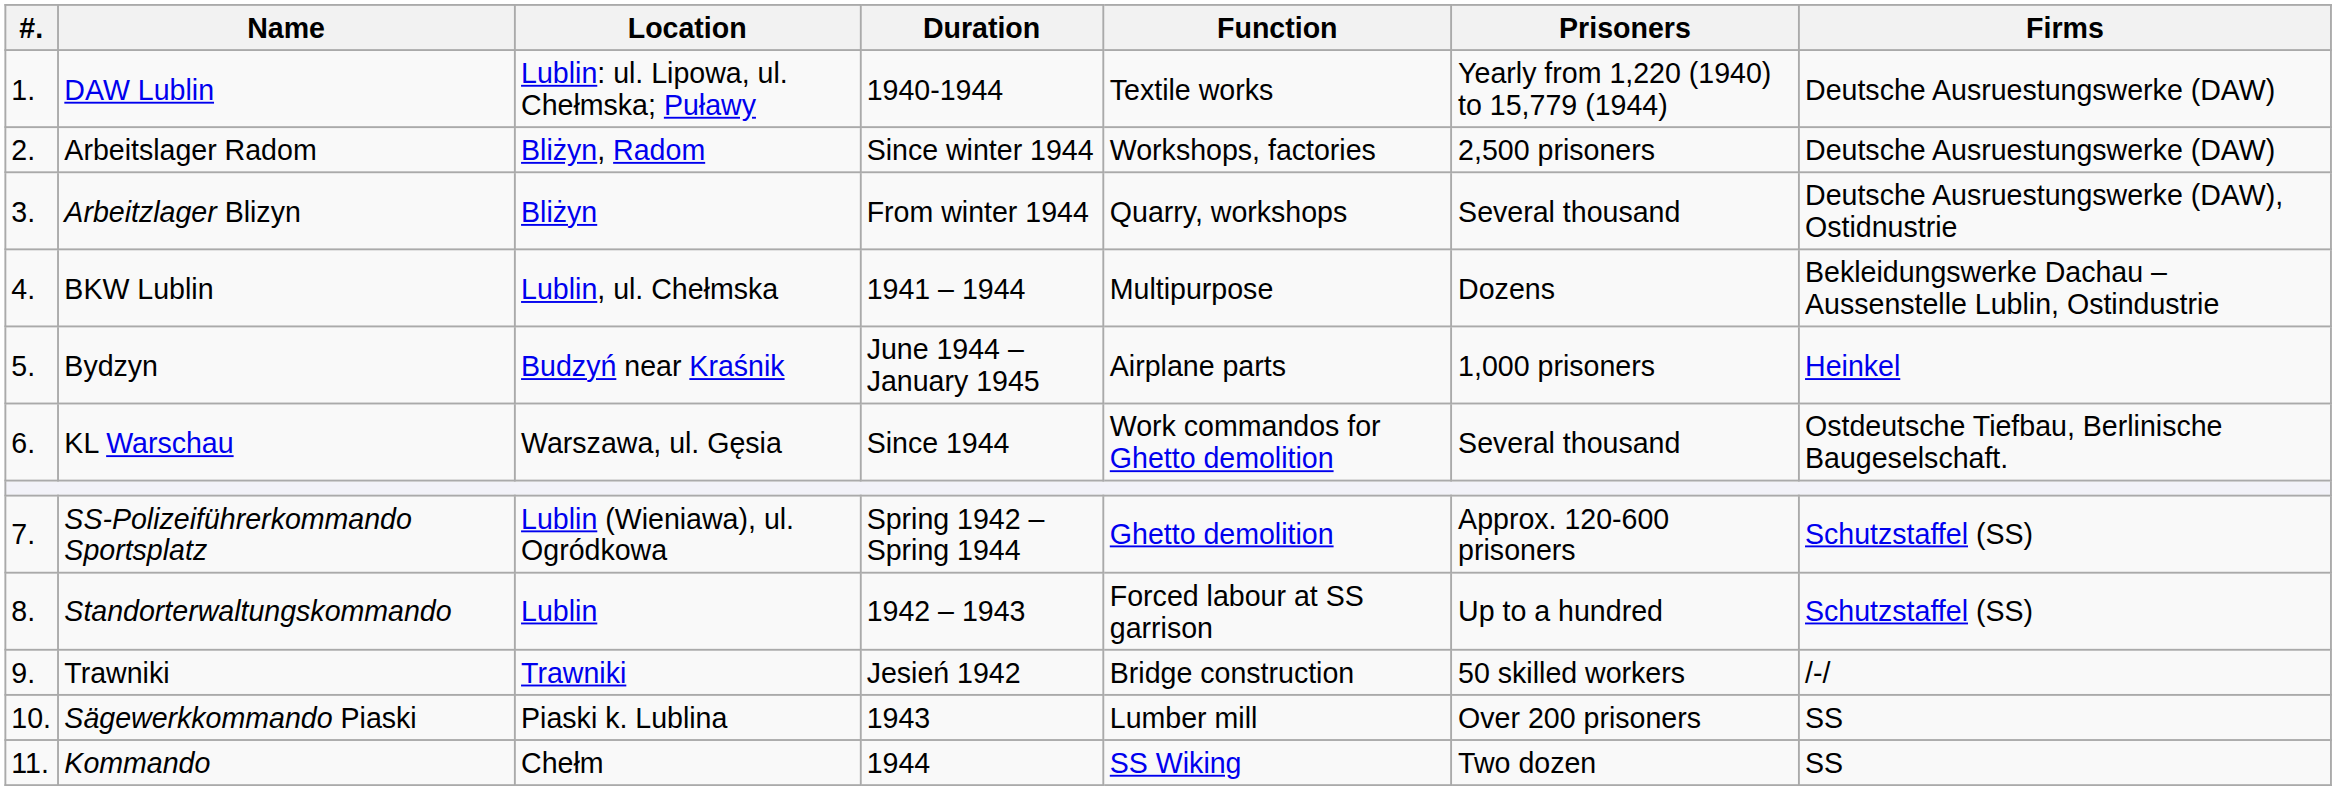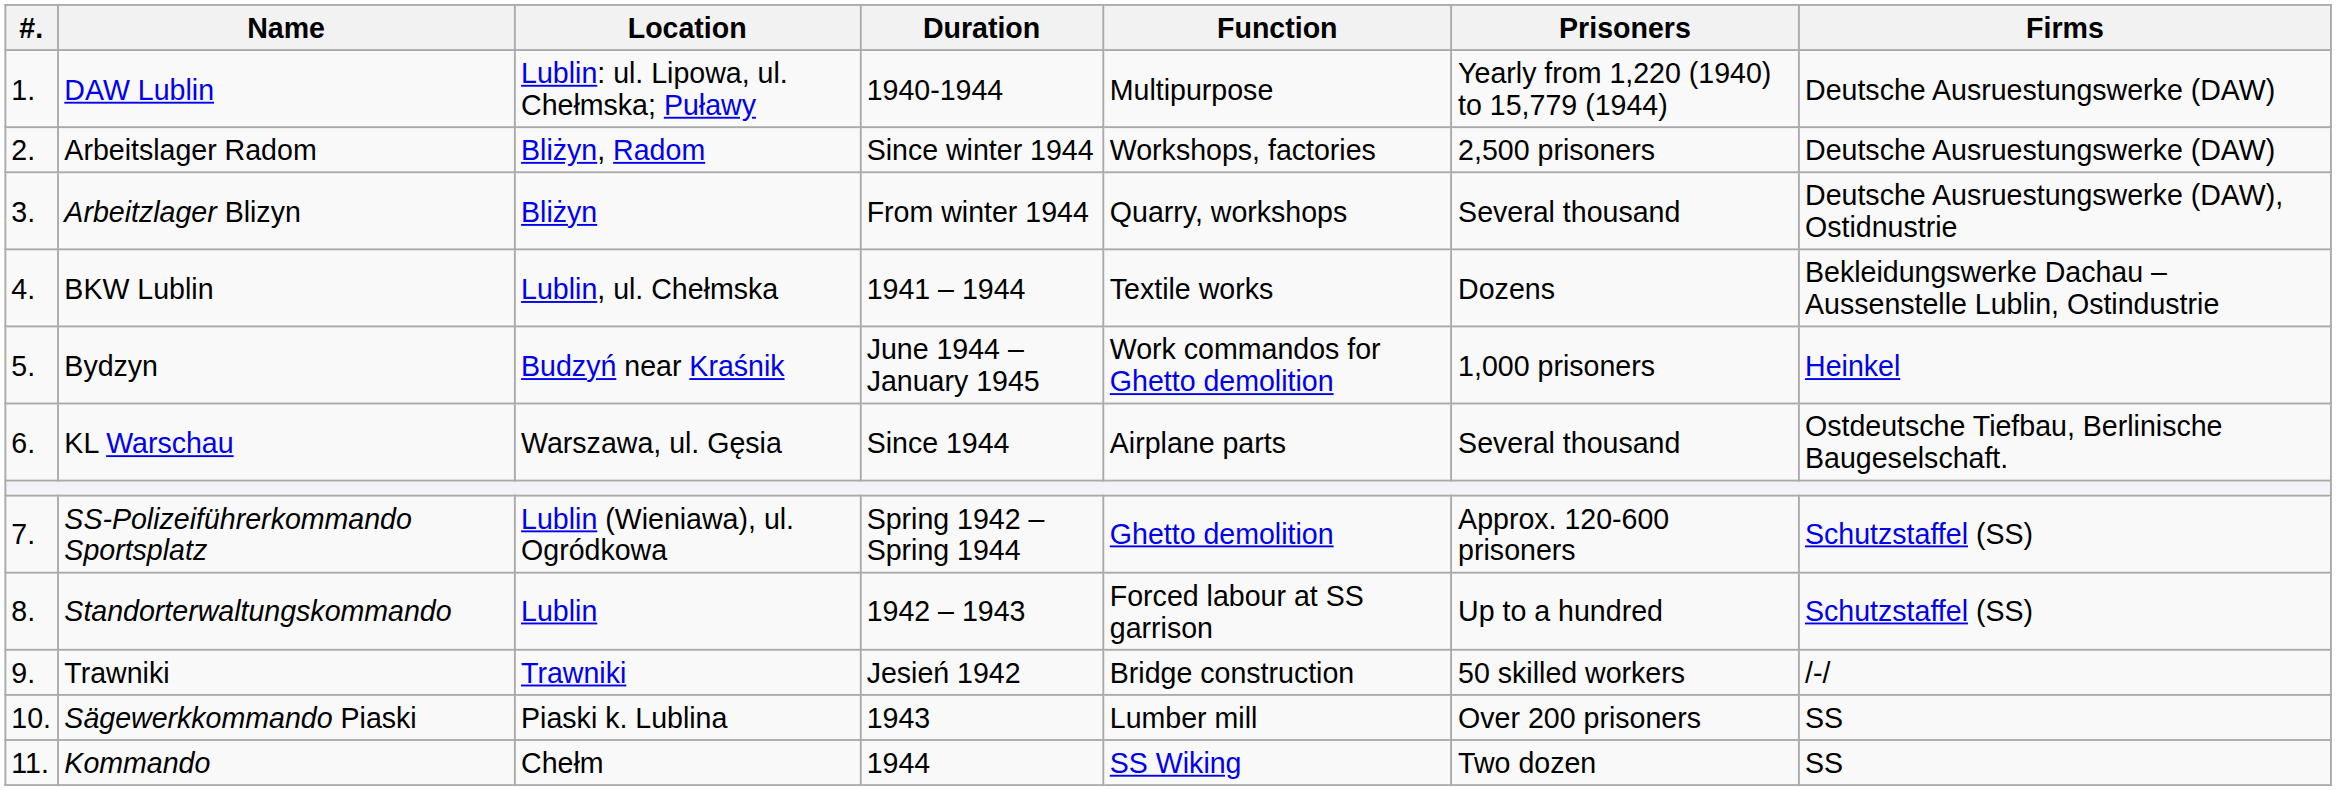(1192, 89) Textile works -> (1192, 89) Multipurpose
(1192, 288) Multipurpose -> (1192, 288) Textile works
(1198, 366) Airplane parts -> (1245, 366) Work commandos for Ghetto demolition
(1245, 443) Work commandos for Ghetto demolition -> (1198, 443) Airplane parts
